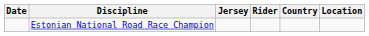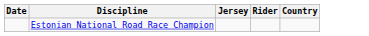- column: (342, 11)
